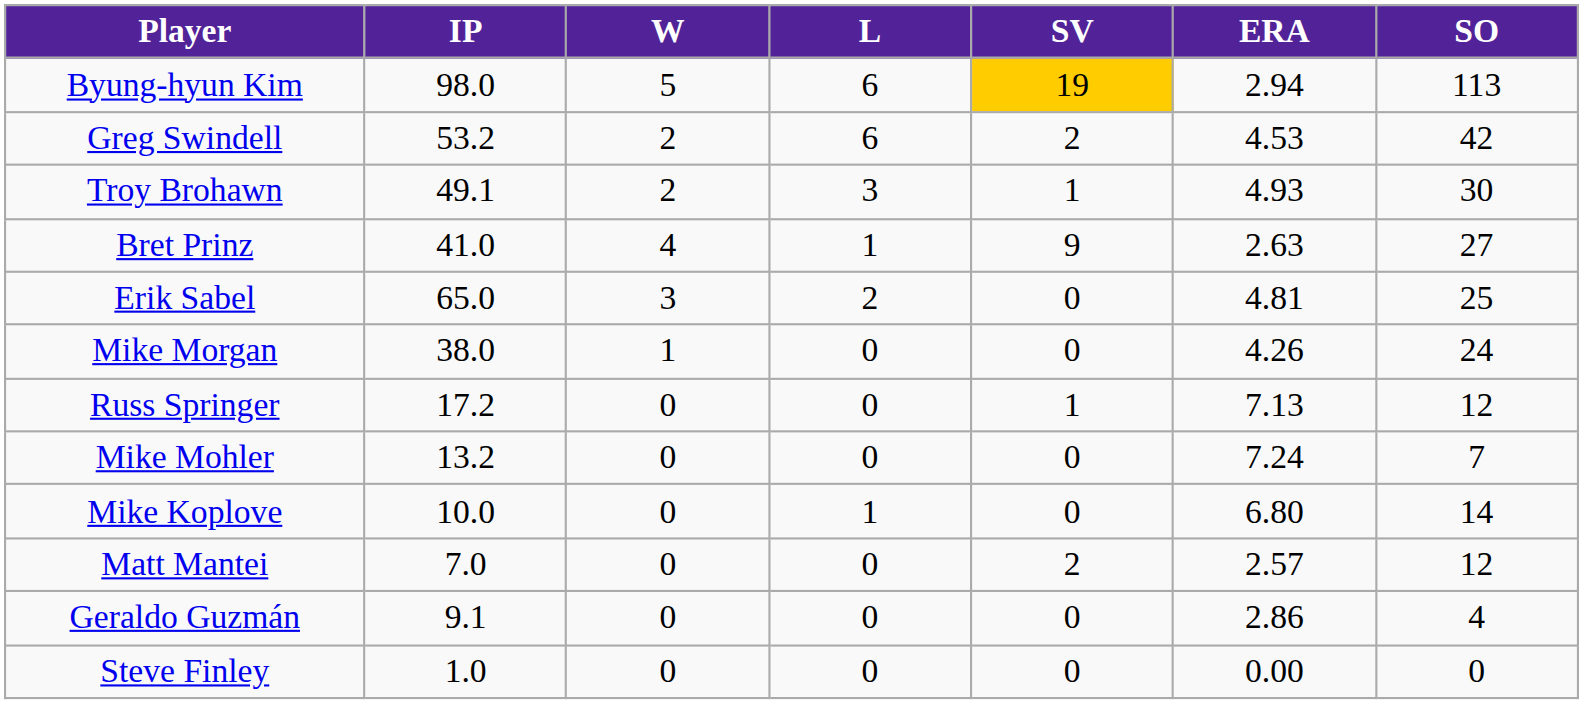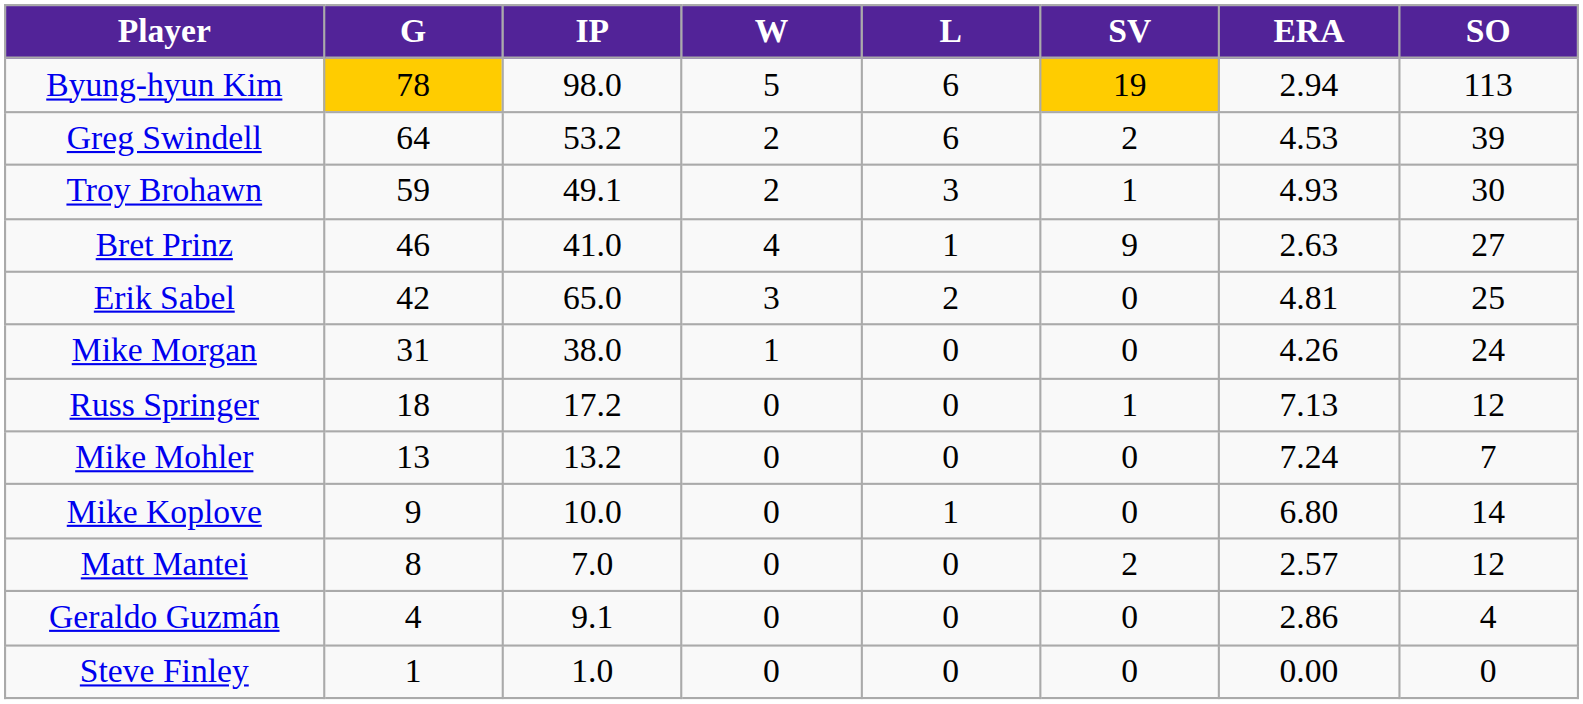+ column: (413, 31)
(1477, 137) 42 -> (1488, 137) 39
